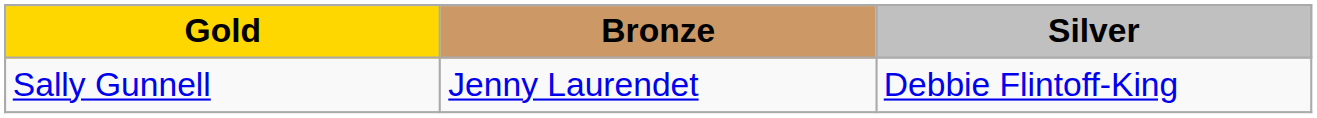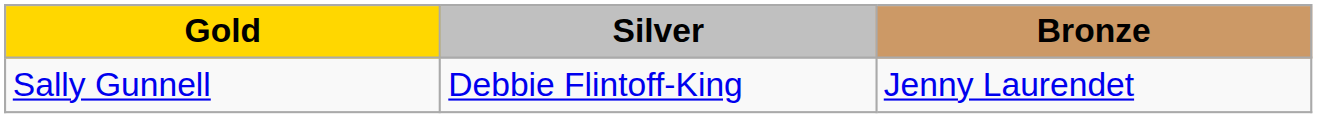columns swapped: (1094, 31) <-> (658, 31)
